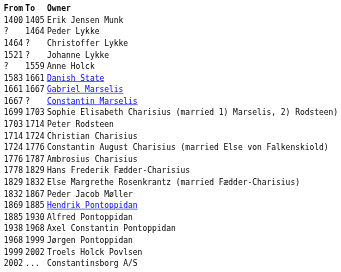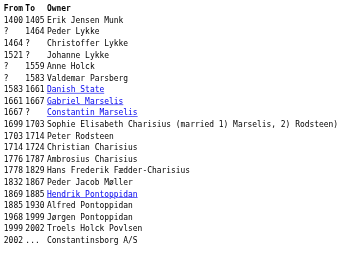+ row: (87, 78)
- row: (188, 147)
- row: (173, 182)
- row: (111, 229)
